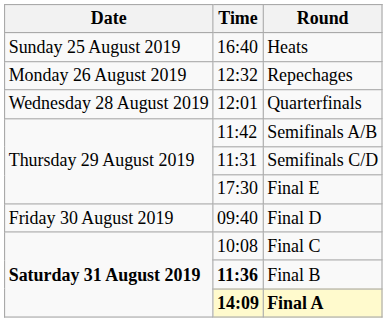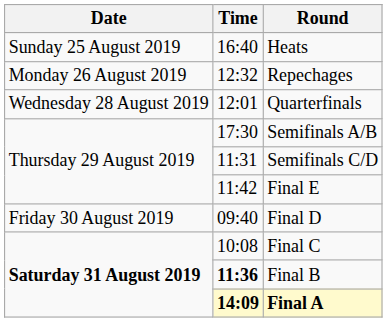(237, 132) 11:42 -> (238, 132) 17:30
(238, 189) 17:30 -> (237, 189) 11:42
